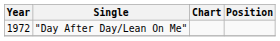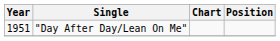(18, 28) 1972 -> (18, 28) 1951
